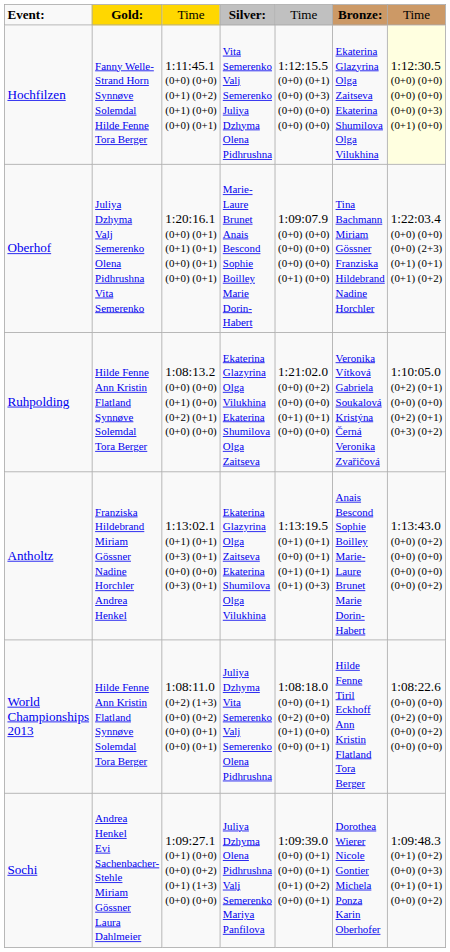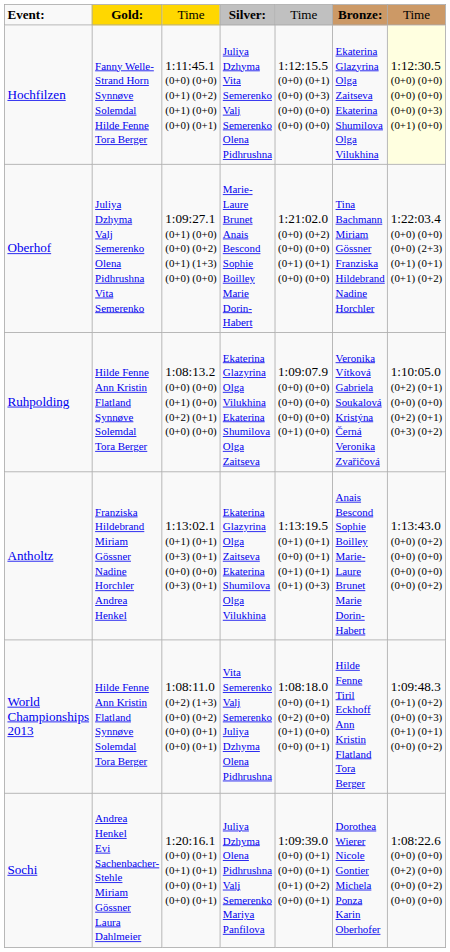(247, 102) Vita Semerenko Valj Semerenko Juliya Dzhyma Olena Pidhrushna -> (247, 102) Juliya Dzhyma Vita Semerenko Valj Semerenko Olena Pidhrushna
(191, 248) 1:20:16.1 (0+0) (0+1) (0+1) (0+1) (0+0) (0+1) (0+0) (0+1) -> (191, 248) 1:09:27.1 (0+1) (0+0) (0+0) (0+2) (0+1) (1+3) (0+0) (0+0)
(304, 248) 1:09:07.9 (0+0) (0+0) (0+0) (0+0) (0+0) (0+0) (0+1) (0+0) -> (304, 248) 1:21:02.0 (0+0) (0+2) (0+0) (0+0) (0+1) (0+1) (0+0) (0+0)
(304, 402) 1:21:02.0 (0+0) (0+2) (0+0) (0+0) (0+1) (0+1) (0+0) (0+0) -> (304, 402) 1:09:07.9 (0+0) (0+0) (0+0) (0+0) (0+0) (0+0) (0+1) (0+0)
(247, 724) Juliya Dzhyma Vita Semerenko Valj Semerenko Olena Pidhrushna -> (247, 724) Vita Semerenko Valj Semerenko Juliya Dzhyma Olena Pidhrushna
(417, 716) 1:08:22.6 (0+0) (0+0) (0+2) (0+0) (0+0) (0+2) (0+0) (0+0) -> (417, 716) 1:09:48.3 (0+1) (0+2) (0+0) (0+3) (0+1) (0+1) (0+0) (0+2)
(191, 870) 1:09:27.1 (0+1) (0+0) (0+0) (0+2) (0+1) (1+3) (0+0) (0+0) -> (191, 870) 1:20:16.1 (0+0) (0+1) (0+1) (0+1) (0+0) (0+1) (0+0) (0+1)
(417, 870) 1:09:48.3 (0+1) (0+2) (0+0) (0+3) (0+1) (0+1) (0+0) (0+2) -> (417, 870) 1:08:22.6 (0+0) (0+0) (0+2) (0+0) (0+0) (0+2) (0+0) (0+0)
